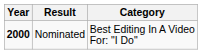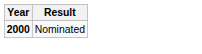- column: (142, 12)
